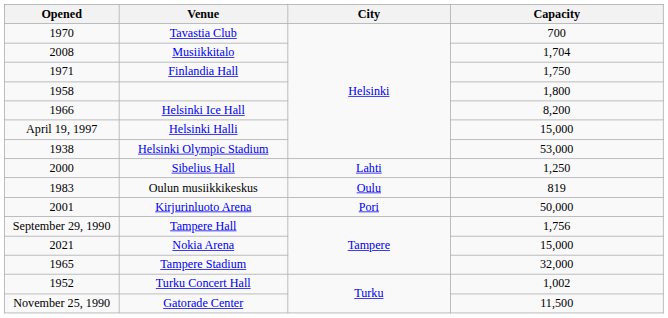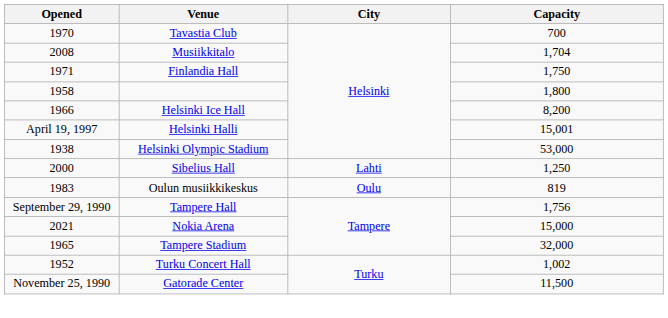(557, 129) 15,000 -> (557, 129) 15,001
- row: (203, 206)
